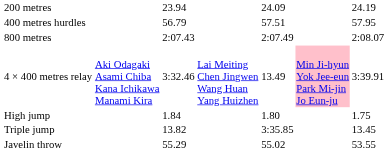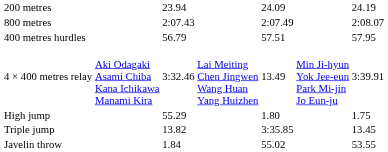rows swapped: (28, 37) <-> (45, 22)
(323, 82) pink background -> (323, 82) no background
(172, 115) 1.84 -> (174, 115) 55.29
(174, 144) 55.29 -> (172, 144) 1.84
